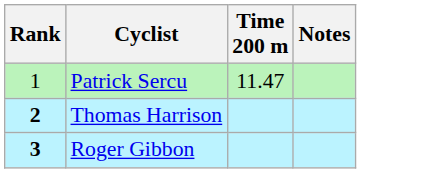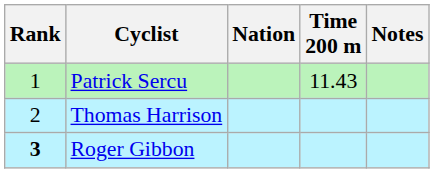+ column: (264, 33)
(260, 80) 11.47 -> (333, 80) 11.43
(35, 115) bold -> (35, 115) normal
